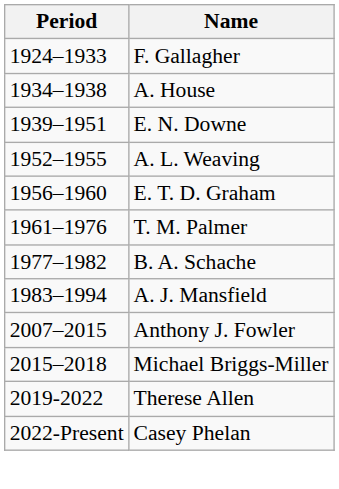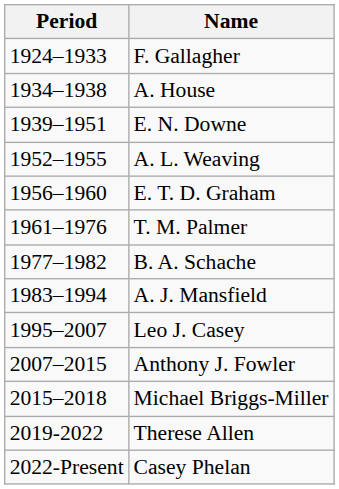+ row: (189, 329)
